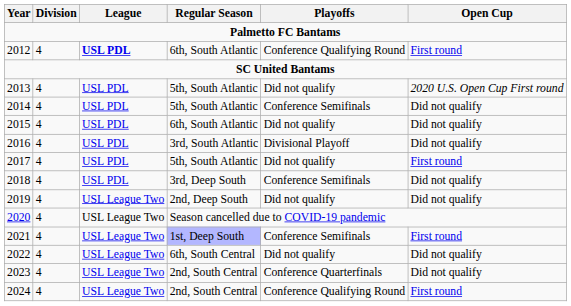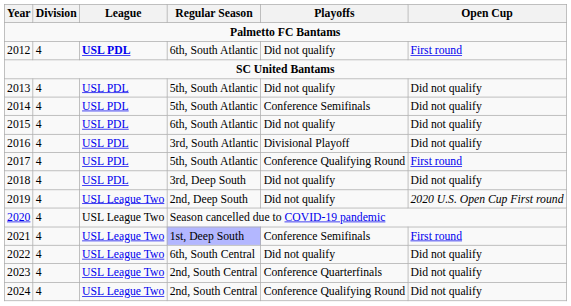(334, 50) Conference Qualifying Round -> (299, 50) Did not qualify
(487, 87) 2020 U.S. Open Cup First round -> (446, 87) Did not qualify
(299, 161) Did not qualify -> (334, 161) Conference Qualifying Round
(317, 180) Conference Semifinals -> (299, 180) Did not qualify
(446, 198) Did not qualify -> (487, 198) 2020 U.S. Open Cup First round
(436, 291) First round -> (446, 291) Did not qualify
